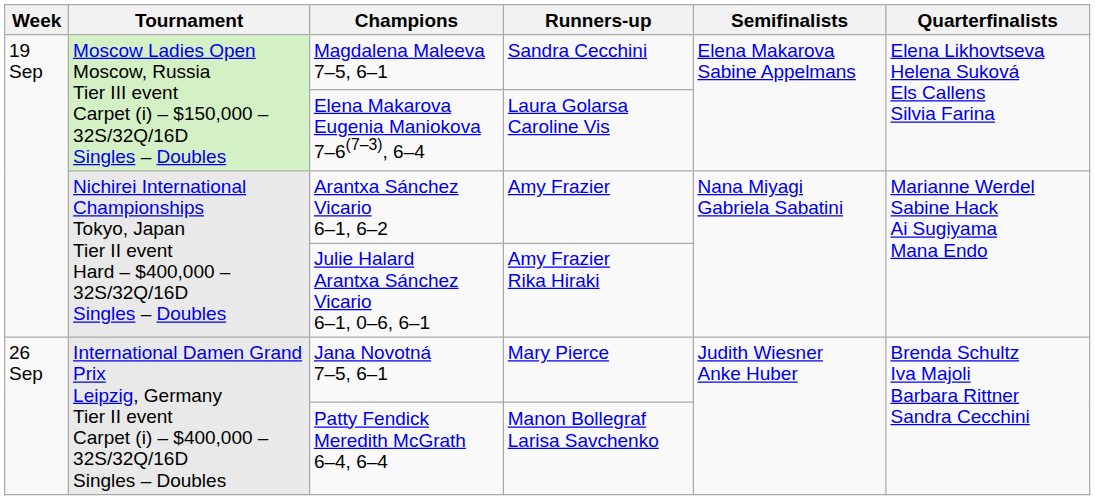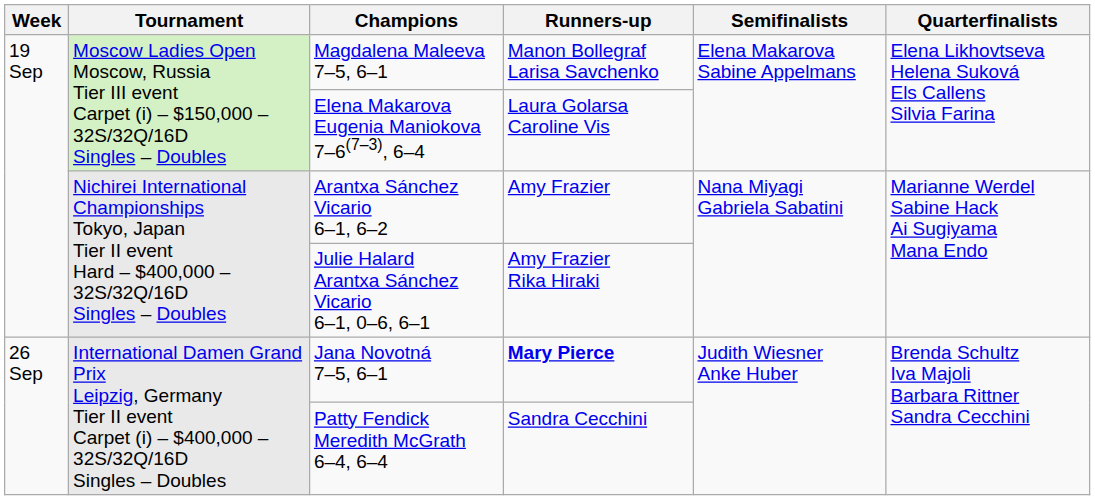(577, 50) Sandra Cecchini -> (583, 61) Manon Bollegraf Larisa Savchenko
(558, 353) normal -> (561, 353) bold
(583, 429) Manon Bollegraf Larisa Savchenko -> (577, 418) Sandra Cecchini
